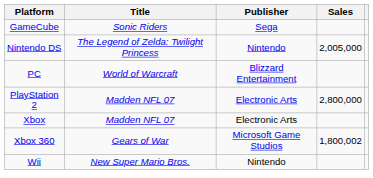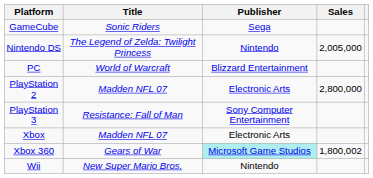+ row: (34, 115)
(266, 141) no background -> (259, 151) paleturquoise background
